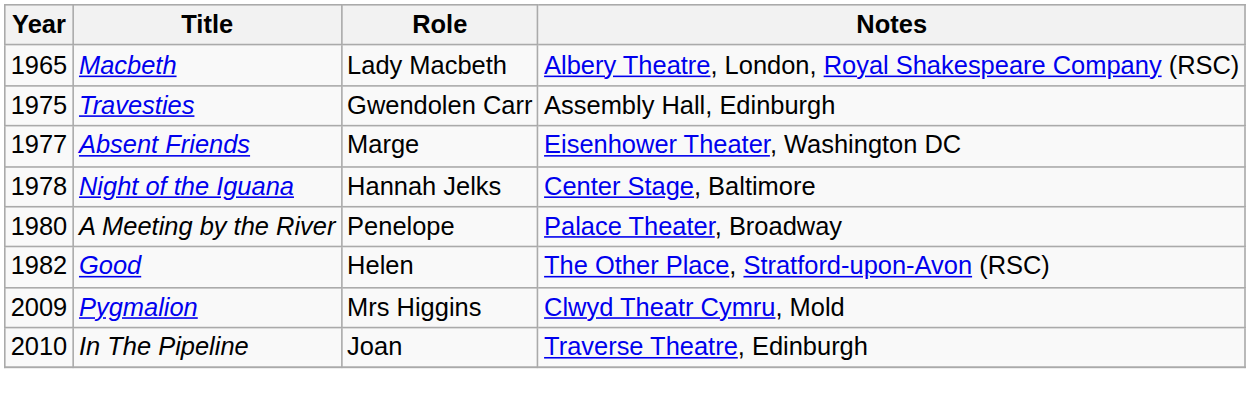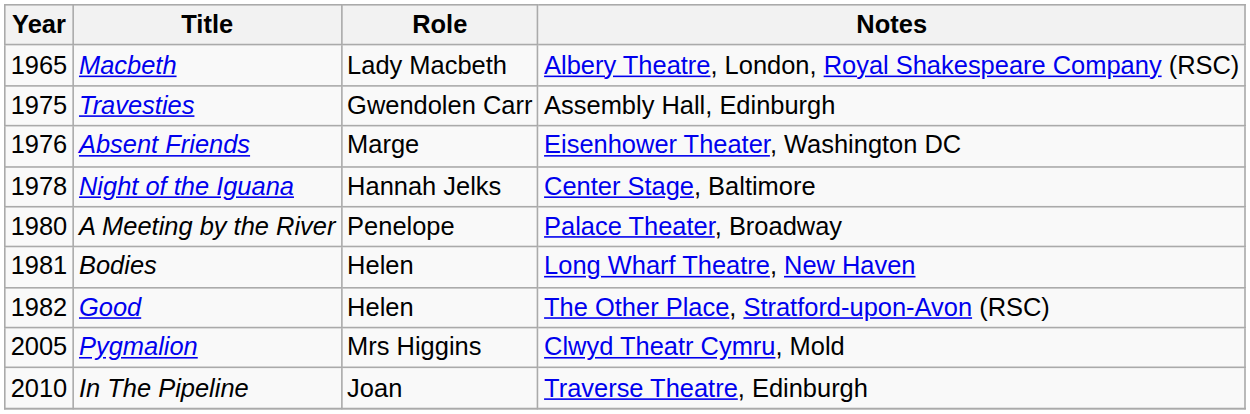(39, 145) 1977 -> (39, 145) 1976
+ row: (118, 266)
(39, 307) 2009 -> (39, 347) 2005
